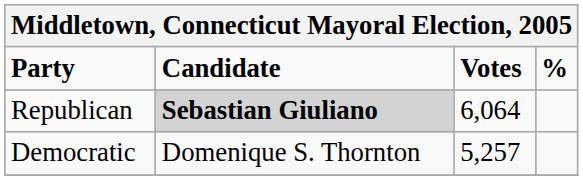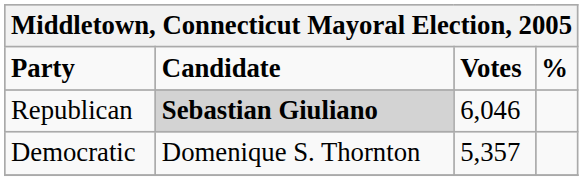(490, 110) 6,064 -> (490, 110) 6,046
(490, 152) 5,257 -> (490, 152) 5,357
